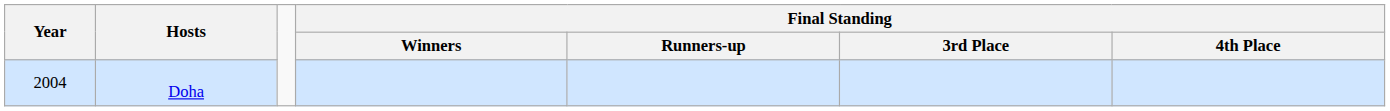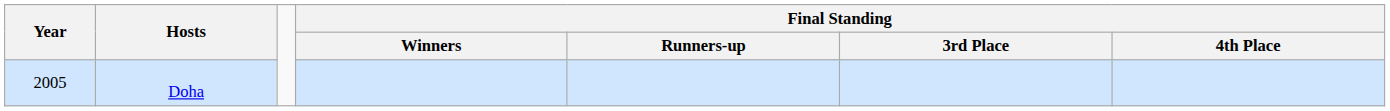(50, 82) 2004 -> (50, 82) 2005
